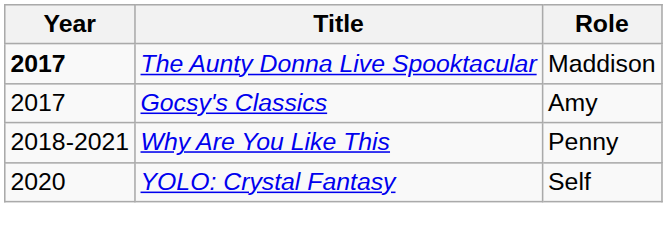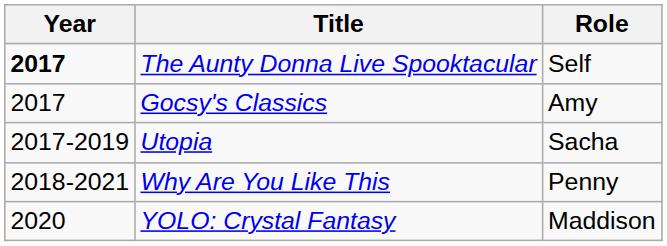(602, 63) Maddison -> (569, 63) Self
+ row: (176, 142)
(569, 181) Self -> (602, 220) Maddison
